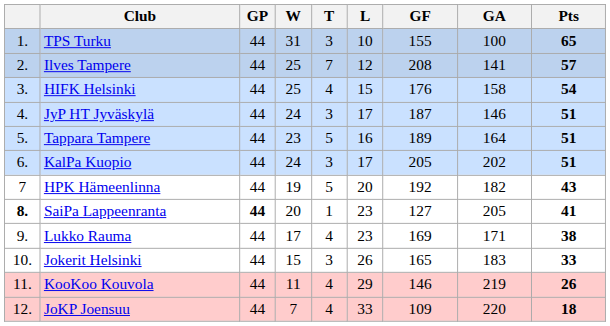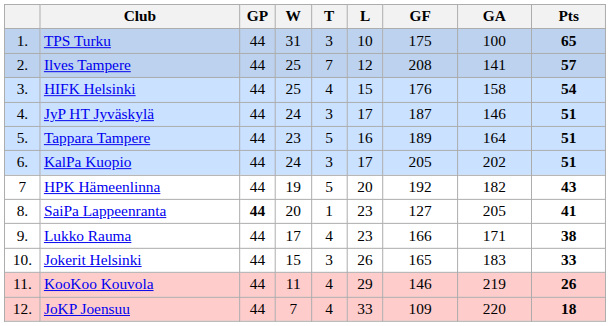(420, 41) 155 -> (420, 41) 175
(22, 211) bold -> (22, 211) normal
(420, 235) 169 -> (420, 235) 166
